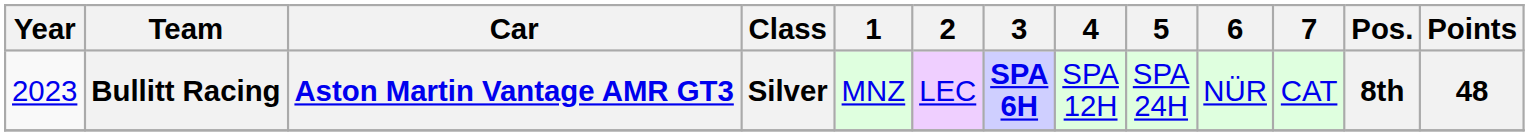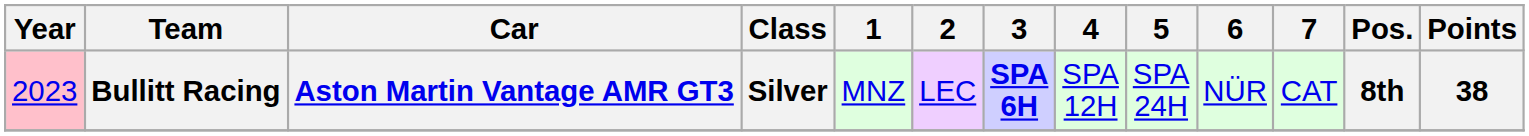(45, 90) no background -> (45, 90) pink background
(1472, 90) 48 -> (1472, 90) 38
